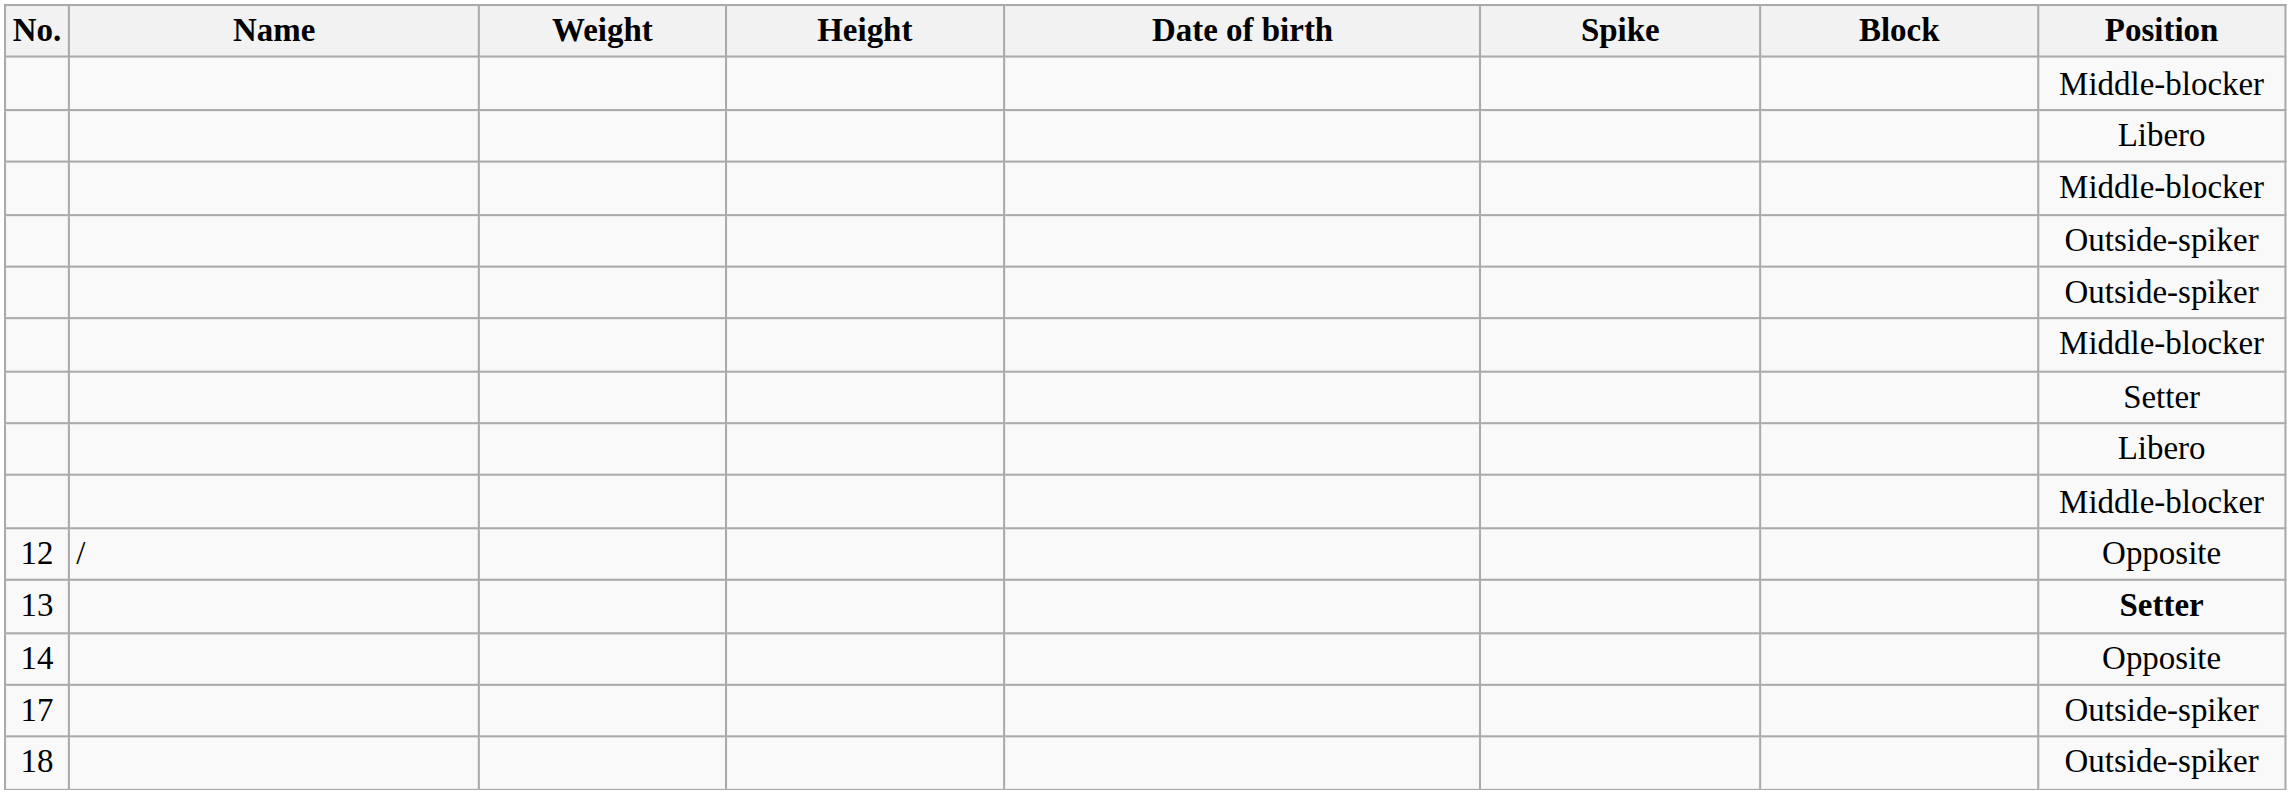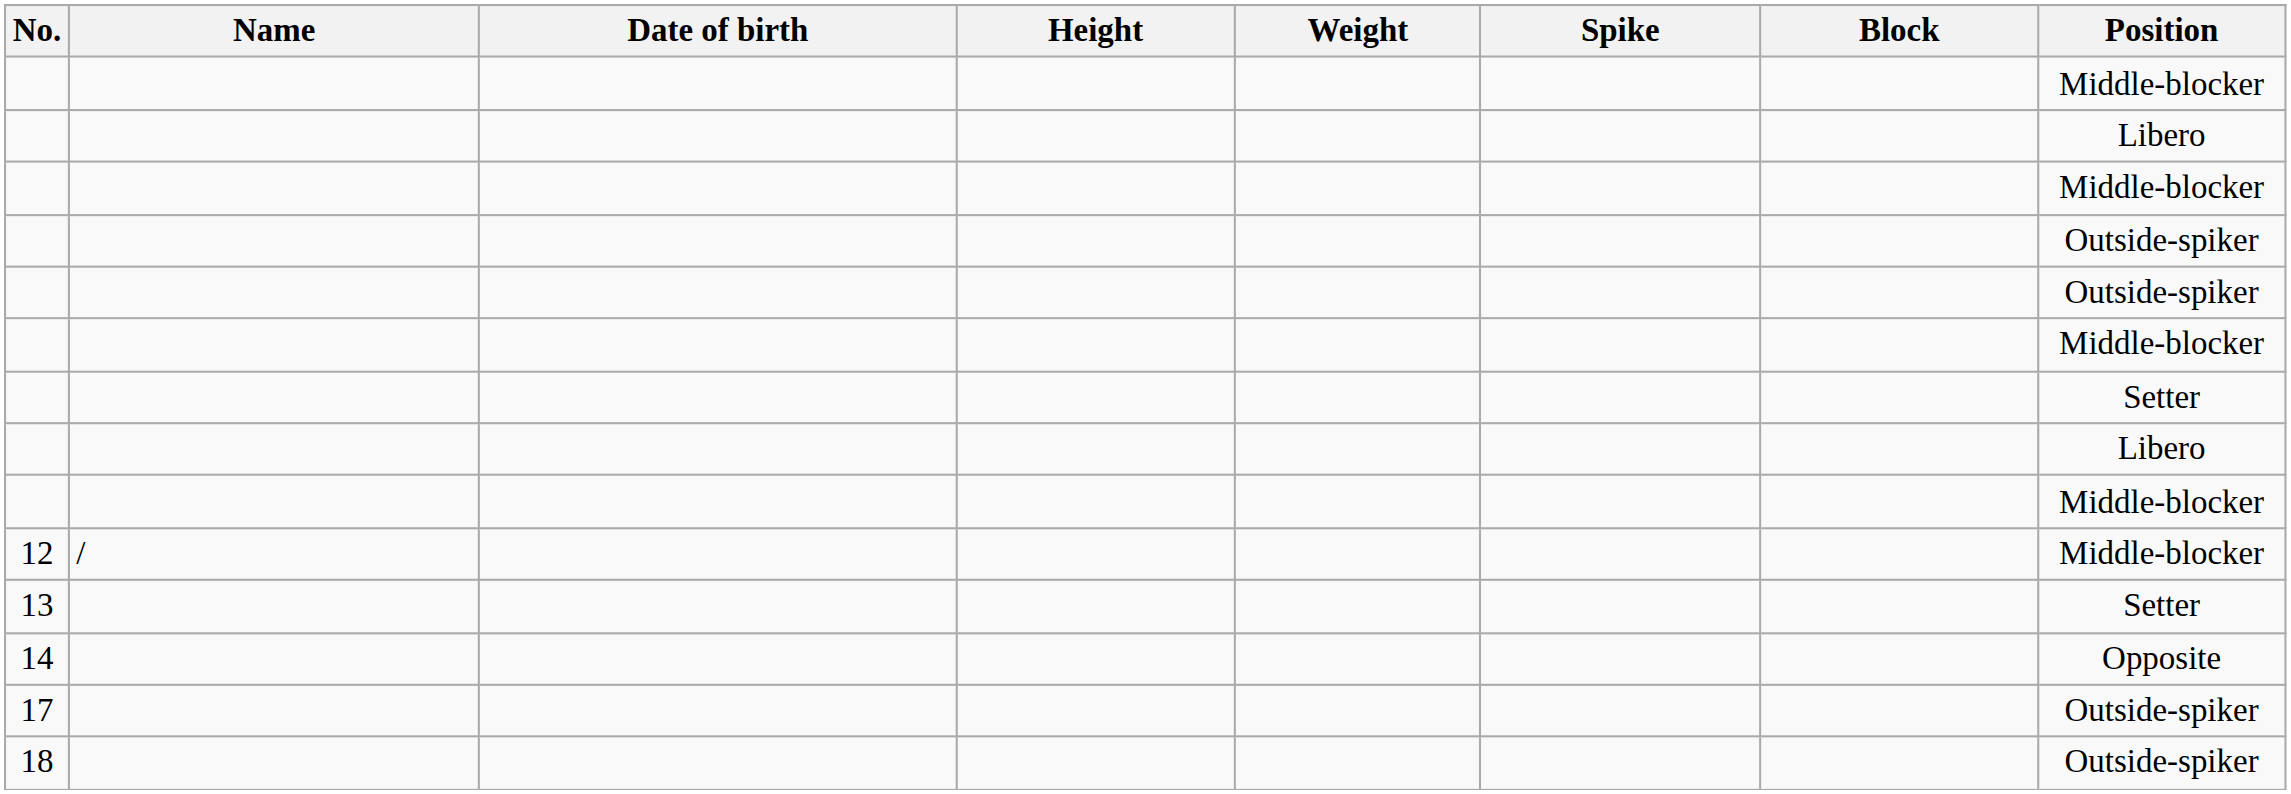columns swapped: (1243, 30) <-> (602, 30)
(2162, 553) Opposite -> (2162, 553) Middle-blocker
(2162, 605) bold -> (2162, 605) normal
